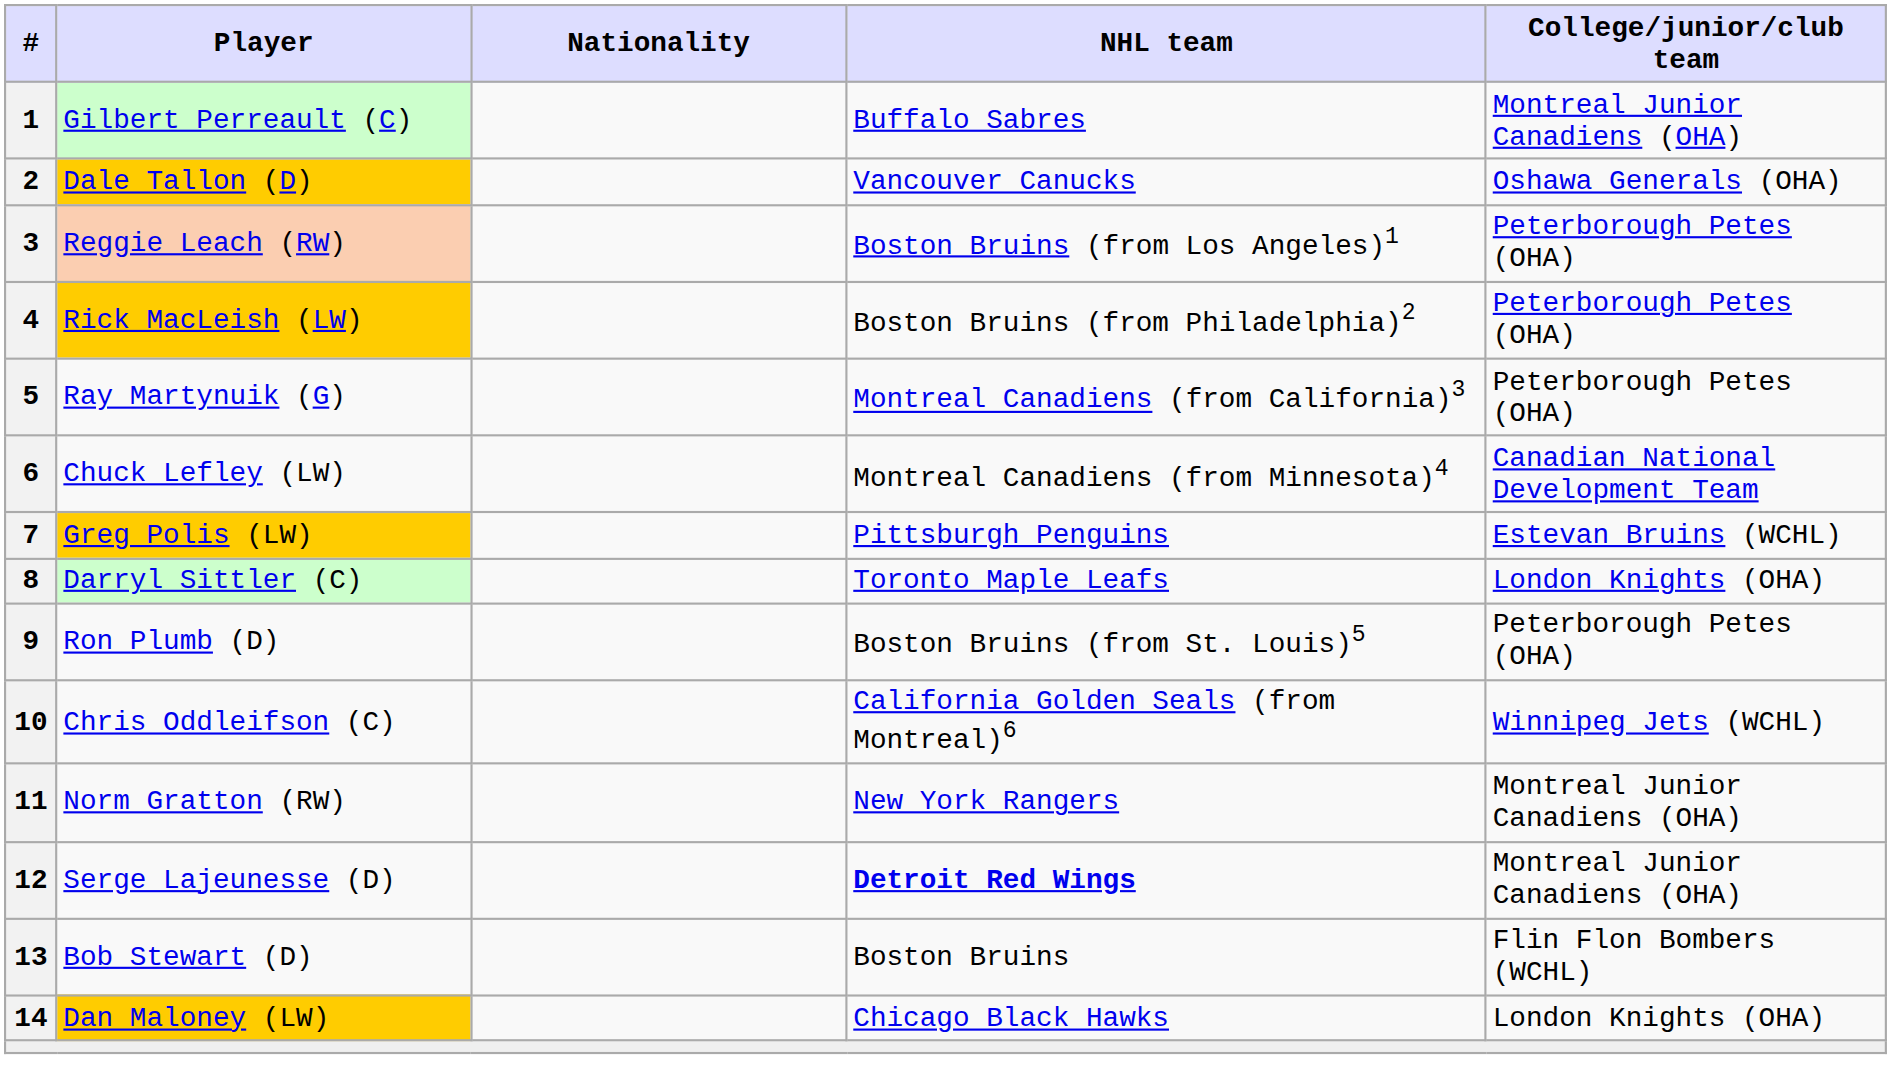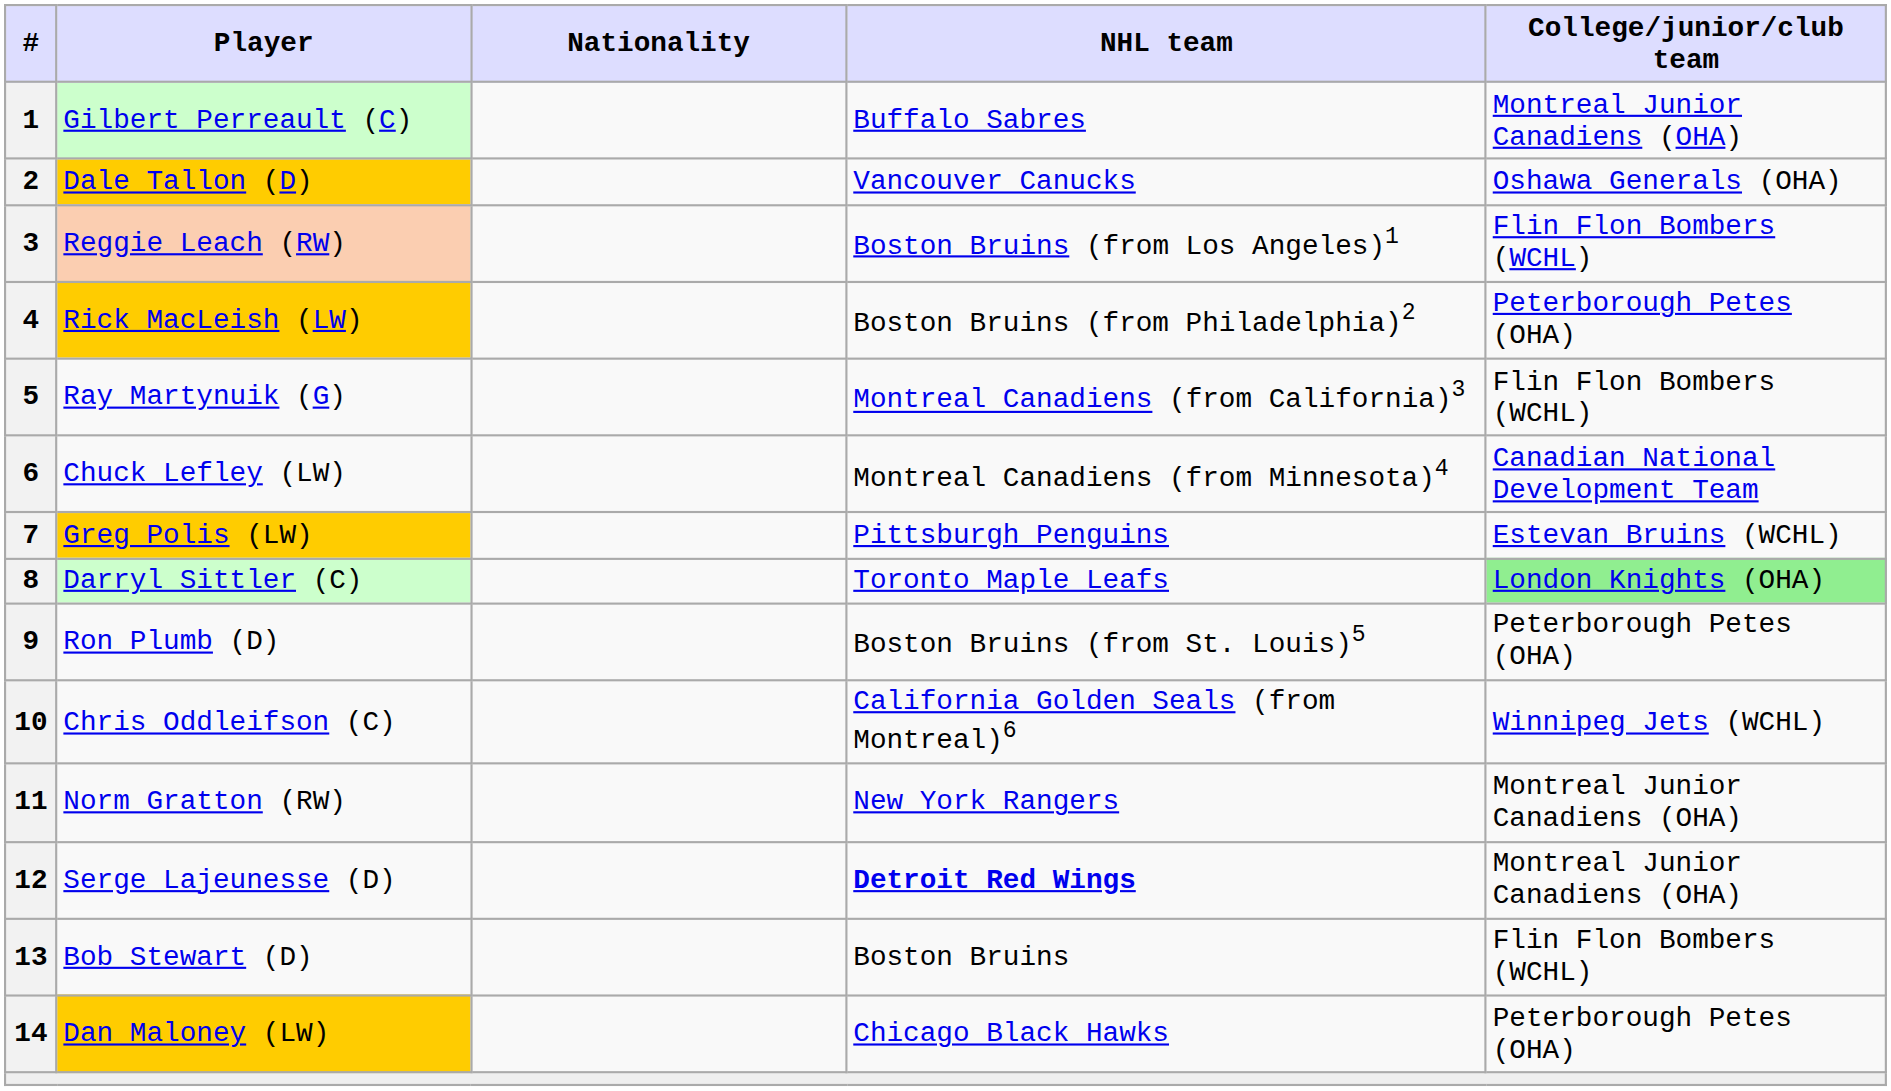(1642, 243) Peterborough Petes (OHA) -> (1634, 243) Flin Flon Bombers (WCHL)
(1642, 397) Peterborough Petes (OHA) -> (1634, 397) Flin Flon Bombers (WCHL)
(1659, 580) no background -> (1659, 580) lightgreen background
(1659, 1018) London Knights (OHA) -> (1642, 1034) Peterborough Petes (OHA)
